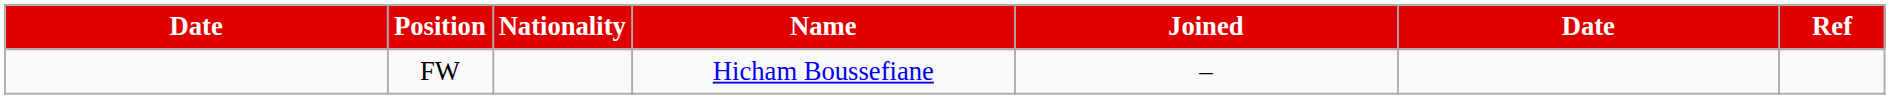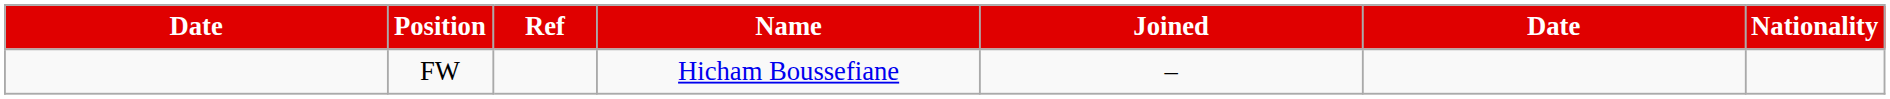columns swapped: (562, 26) <-> (1832, 26)
